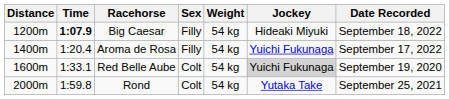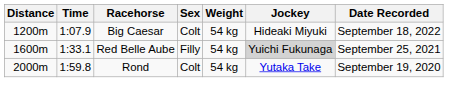(76, 31) bold -> (75, 31) normal
(191, 31) Filly -> (190, 31) Colt
- row: (136, 49)
(191, 67) Colt -> (190, 49) Filly
(390, 67) September 19, 2020 -> (389, 49) September 25, 2021
(390, 85) September 25, 2021 -> (389, 67) September 19, 2020
